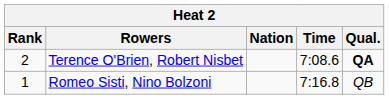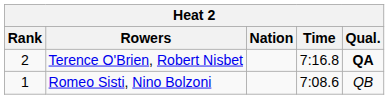(319, 60) 7:08.6 -> (319, 60) 7:16.8
(319, 82) 7:16.8 -> (319, 82) 7:08.6
